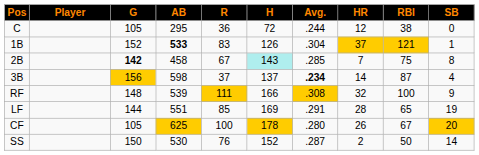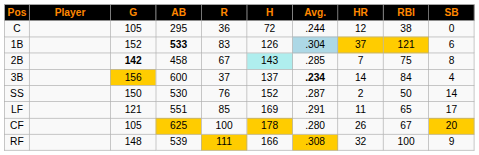(315, 45) no background -> (315, 45) lightblue background
(452, 45) 1 -> (452, 45) 6
(179, 77) 598 -> (179, 77) 600
(406, 77) 87 -> (406, 77) 84
rows swapped: (17, 142) <-> (17, 93)
(133, 110) 144 -> (133, 110) 121
(361, 110) 28 -> (361, 110) 11
(452, 110) 19 -> (452, 110) 17
